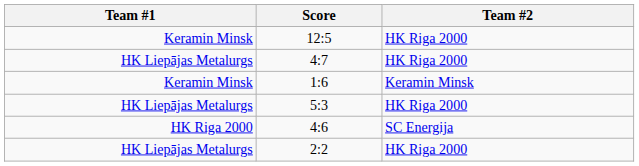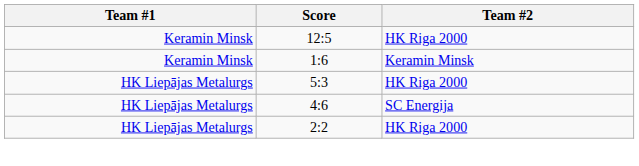- row: (319, 60)
(212, 127) HK Riga 2000 -> (187, 104) HK Liepājas Metalurgs
